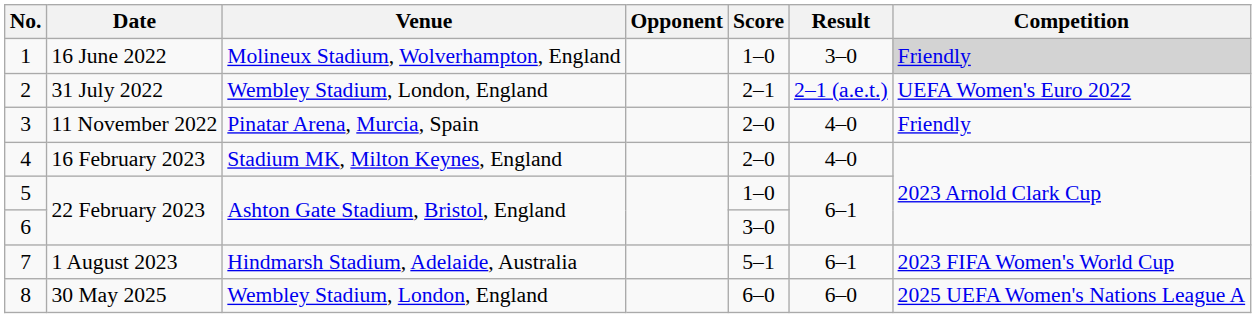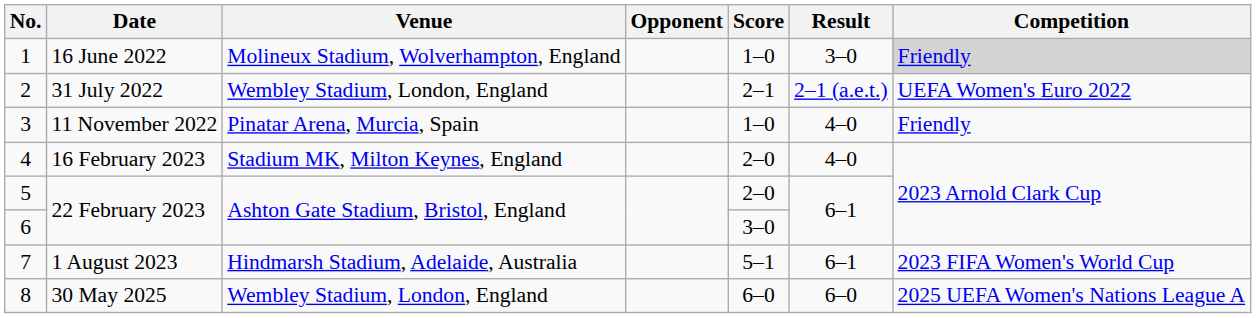(759, 124) 2–0 -> (759, 124) 1–0
(759, 192) 1–0 -> (759, 192) 2–0
